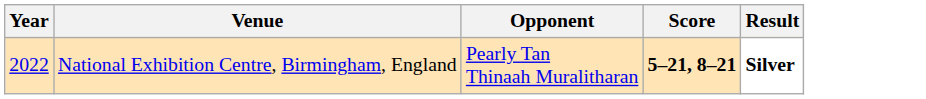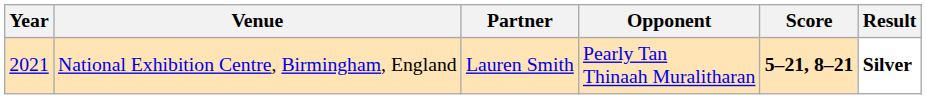+ column: (520, 21)
(29, 65) 2022 -> (29, 65) 2021
